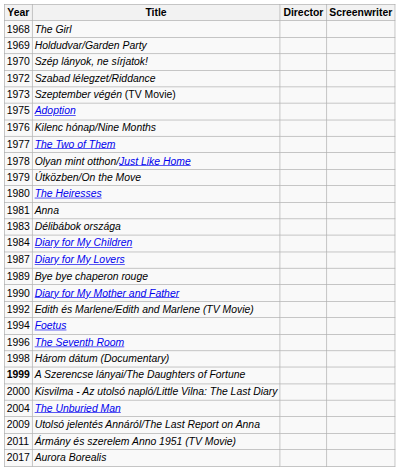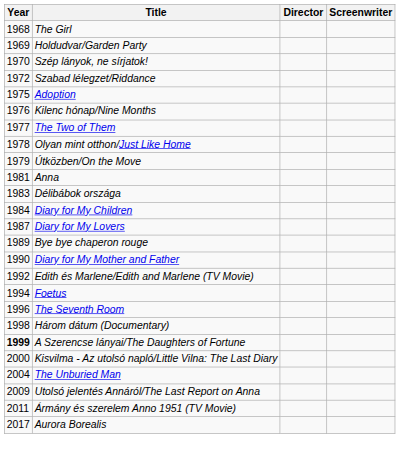- row: (105, 95)
- row: (68, 194)
